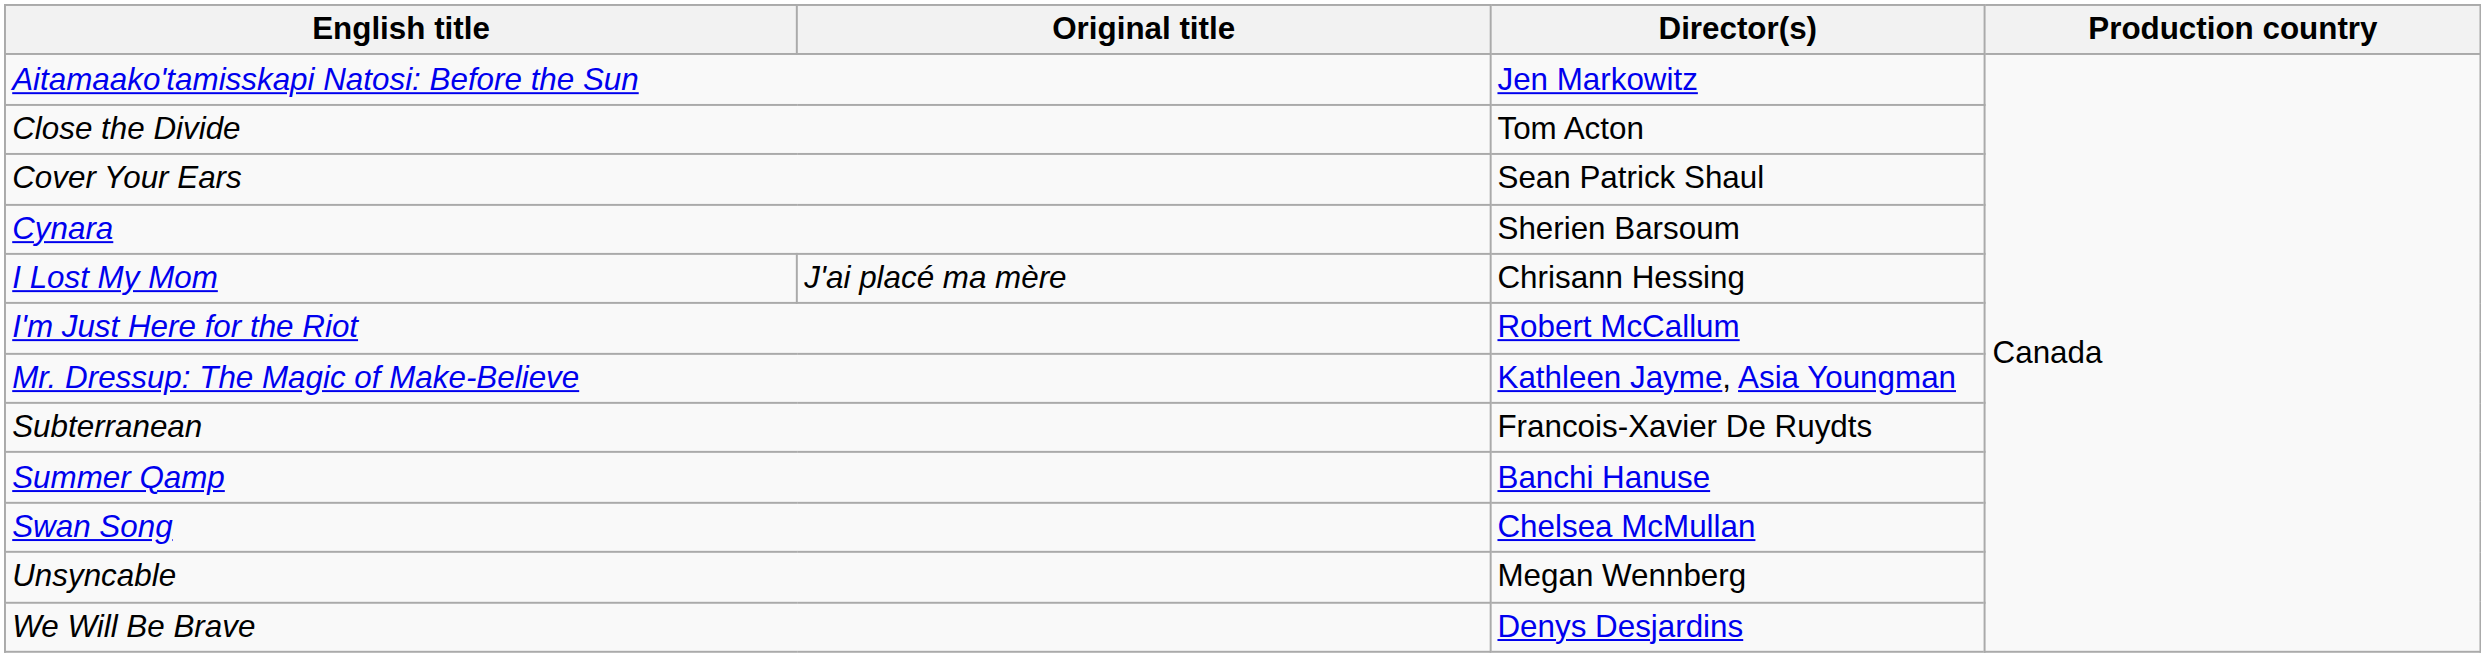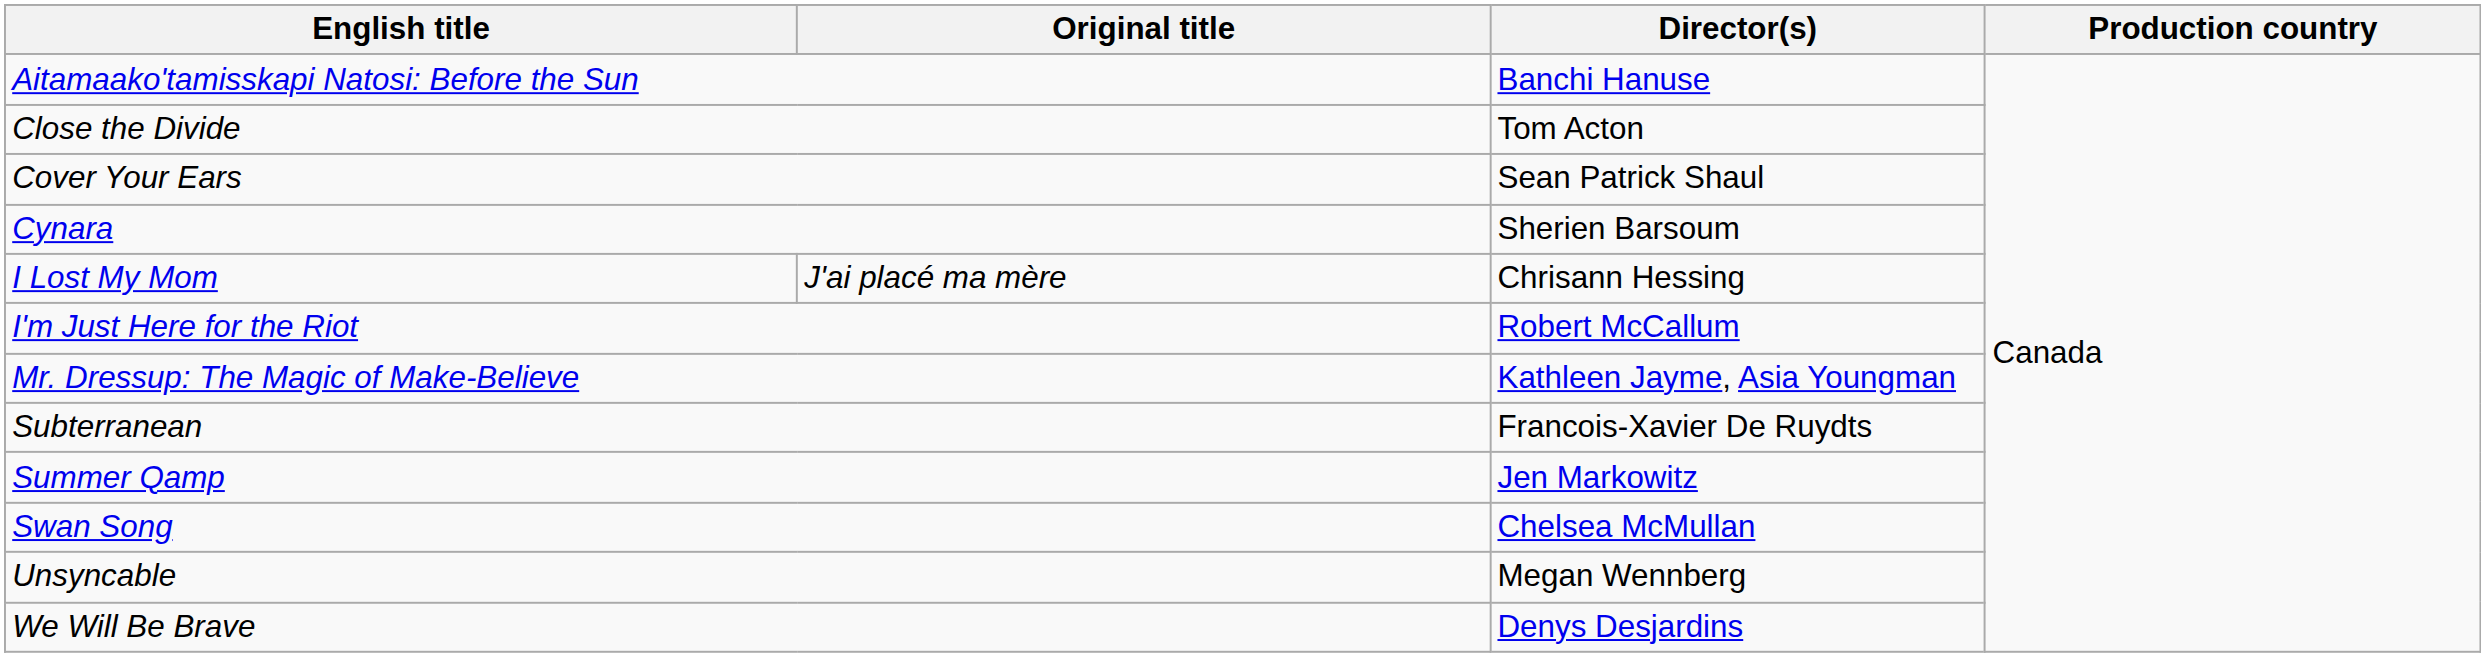(1598, 79) Jen Markowitz -> (1604, 79) Banchi Hanuse
(1604, 476) Banchi Hanuse -> (1598, 476) Jen Markowitz
